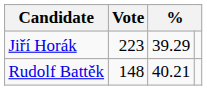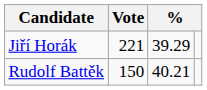(132, 44) 223 -> (132, 44) 221
(132, 71) 148 -> (132, 71) 150
